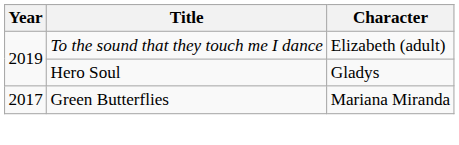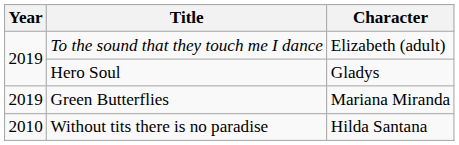(26, 99) 2017 -> (26, 99) 2019
+ row: (159, 126)
